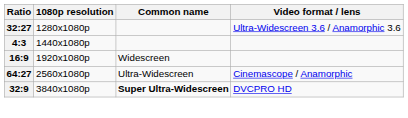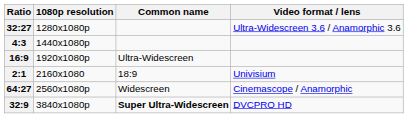(144, 58) Widescreen -> (156, 58) Ultra-Widescreen
+ row: (19, 74)
(156, 74) Ultra-Widescreen -> (144, 89) Widescreen
